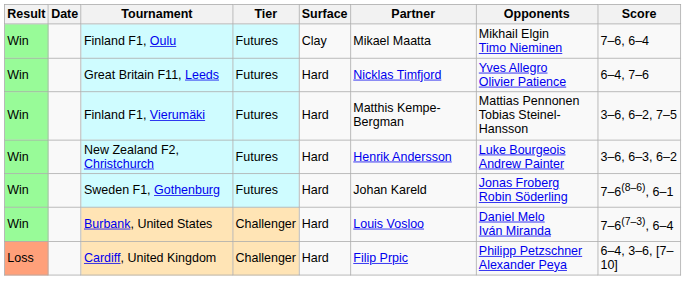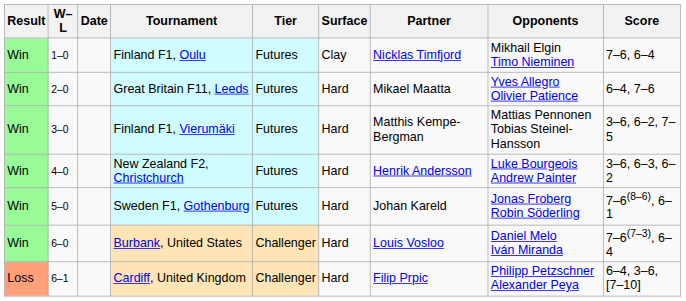+ column: (63, 21)
(392, 41) Mikael Maatta -> (417, 55) Nicklas Timfjord
(397, 75) Nicklas Timfjord -> (412, 89) Mikael Maatta
